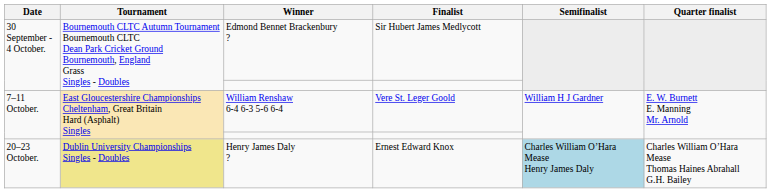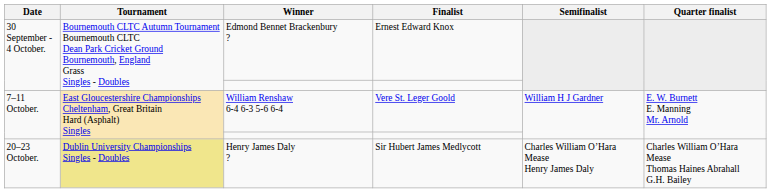(428, 27) Sir Hubert James Medlycott -> (415, 27) Ernest Edward Knox
(415, 146) Ernest Edward Knox -> (428, 146) Sir Hubert James Medlycott
(570, 157) lightblue background -> (570, 157) no background
